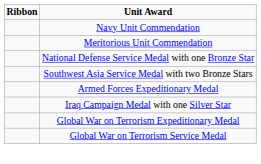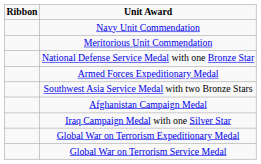rows swapped: (148, 89) <-> (148, 74)
+ row: (148, 105)
